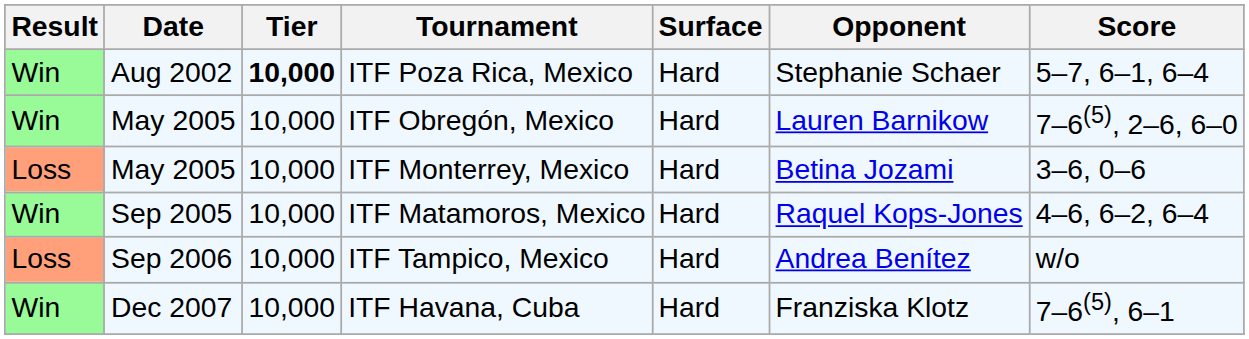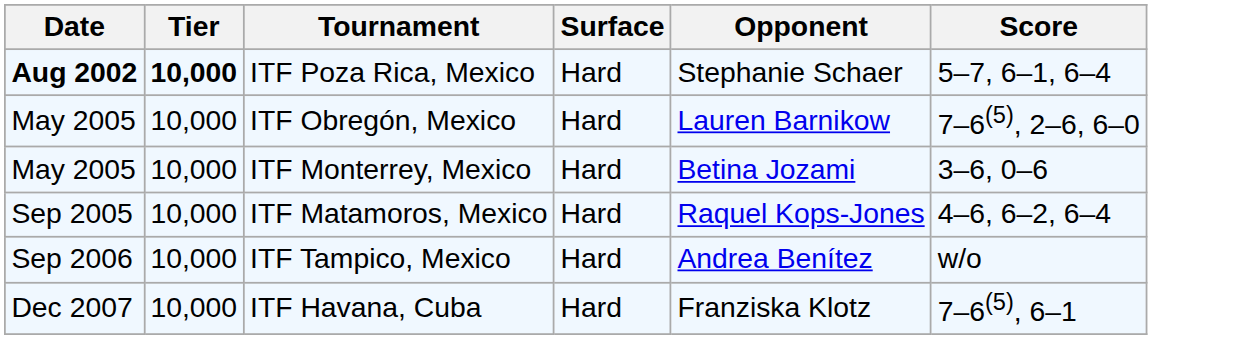- column: (55, 26)
(172, 71) normal -> (74, 71) bold
